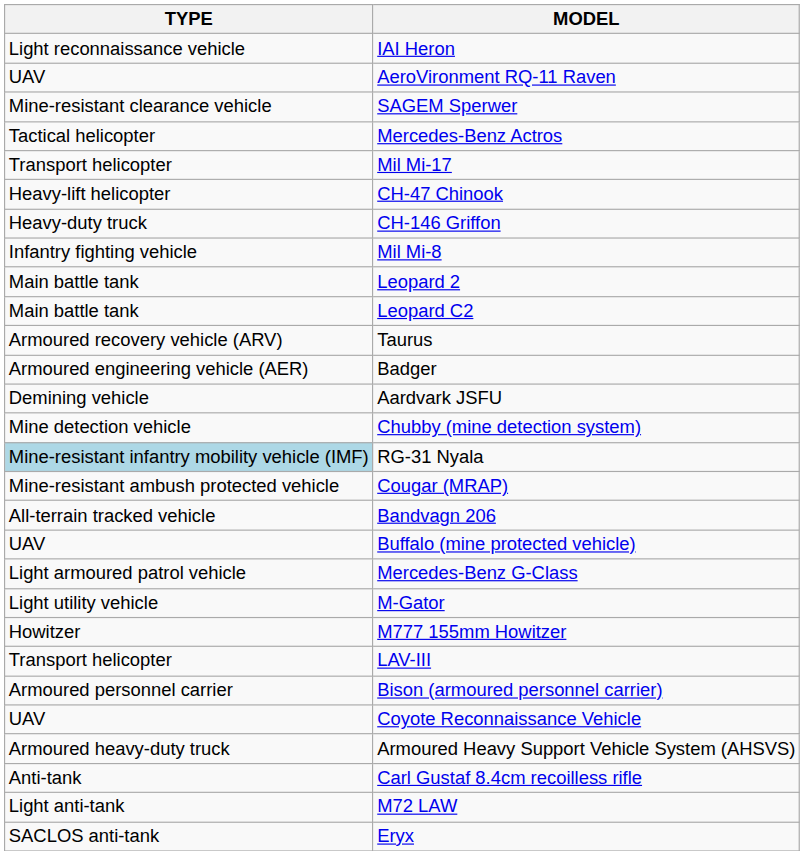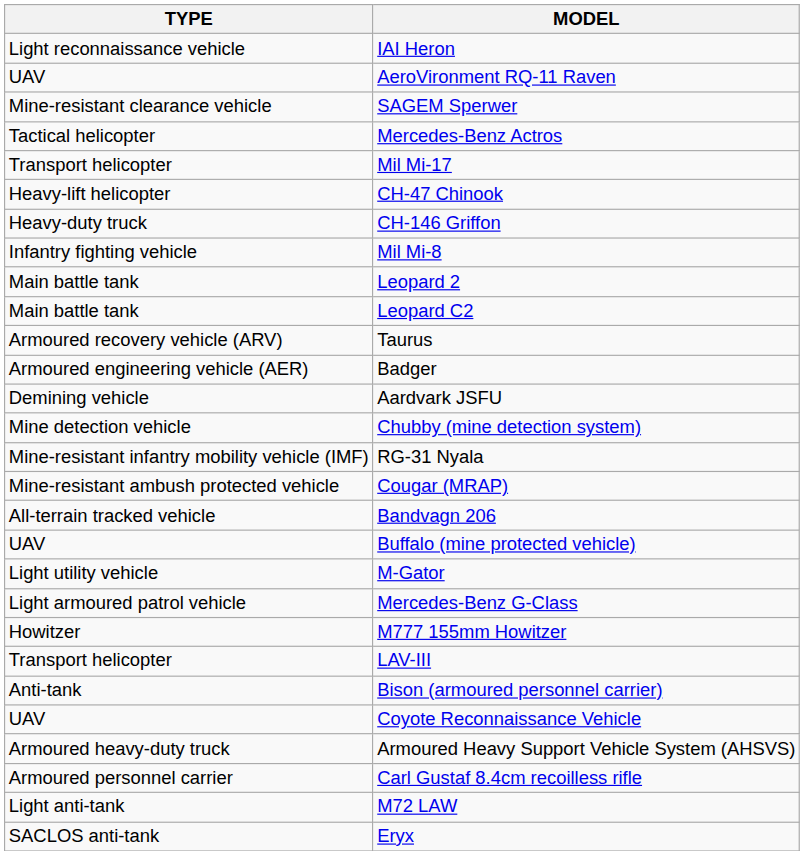(189, 456) lightblue background -> (189, 456) no background
rows swapped: (477, 573) <-> (411, 602)
(121, 690) Armoured personnel carrier -> (45, 690) Anti-tank
(45, 777) Anti-tank -> (121, 777) Armoured personnel carrier
